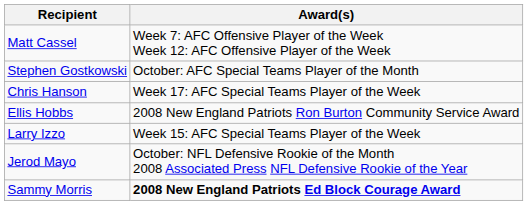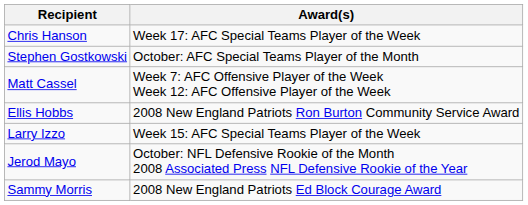rows swapped: (42, 43) <-> (47, 92)
(297, 190) bold -> (287, 190) normal
